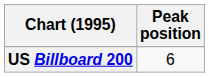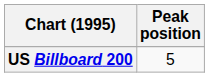(170, 59) 6 -> (170, 59) 5
